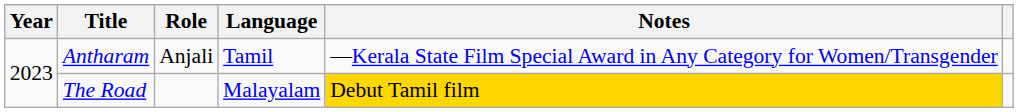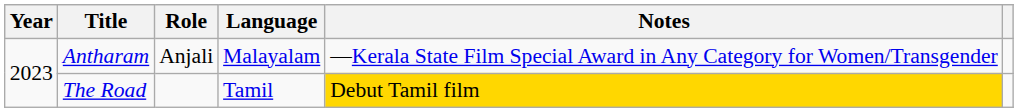(248, 55) Tamil -> (272, 55) Malayalam
(272, 90) Malayalam -> (248, 90) Tamil
